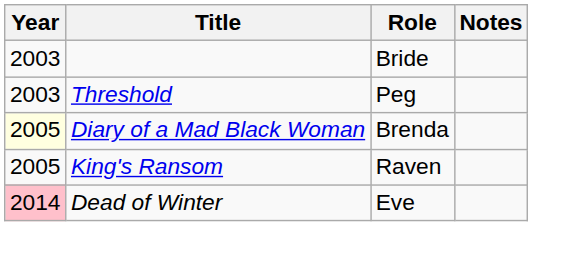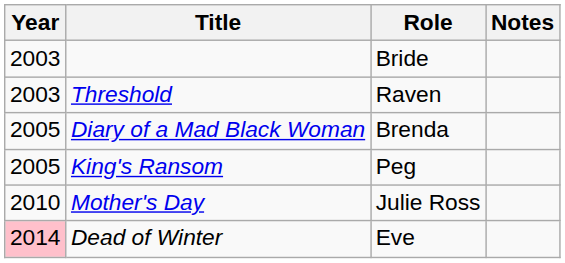(396, 94) Peg -> (408, 94) Raven
(35, 130) lightyellow background -> (35, 130) no background
(408, 166) Raven -> (396, 166) Peg
+ row: (138, 202)
